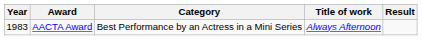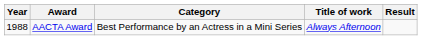(17, 27) 1983 -> (17, 27) 1988
